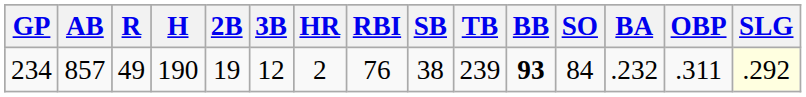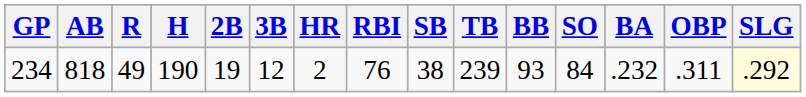(85, 69) 857 -> (85, 69) 818
(531, 69) bold -> (531, 69) normal
